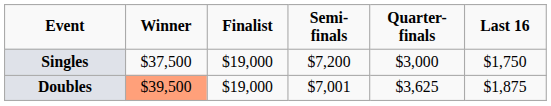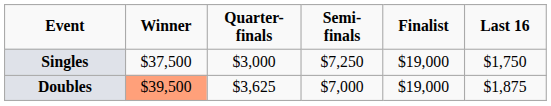columns swapped: (247, 27) <-> (417, 27)
(329, 62) $7,200 -> (342, 62) $7,250
(329, 88) $7,001 -> (342, 88) $7,000
